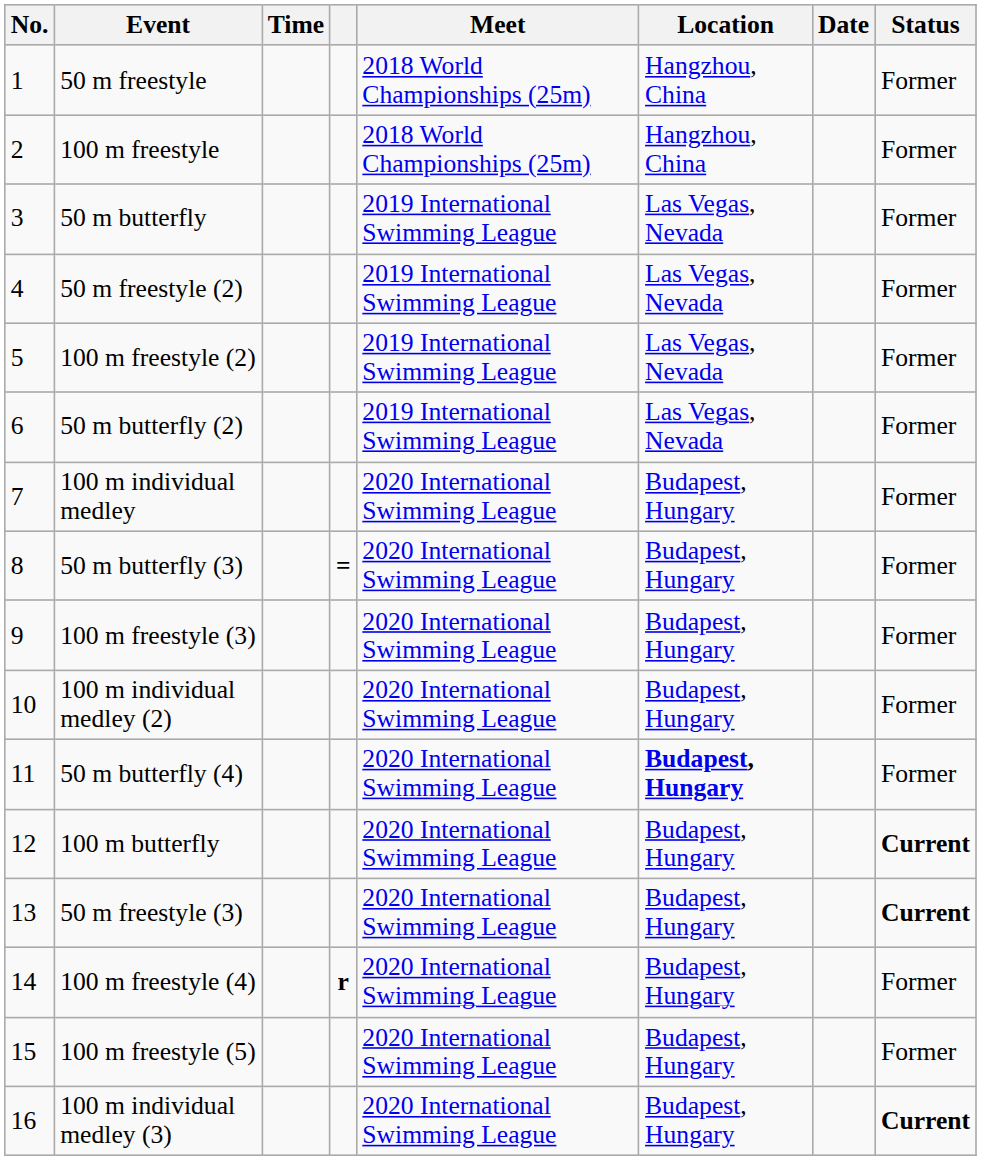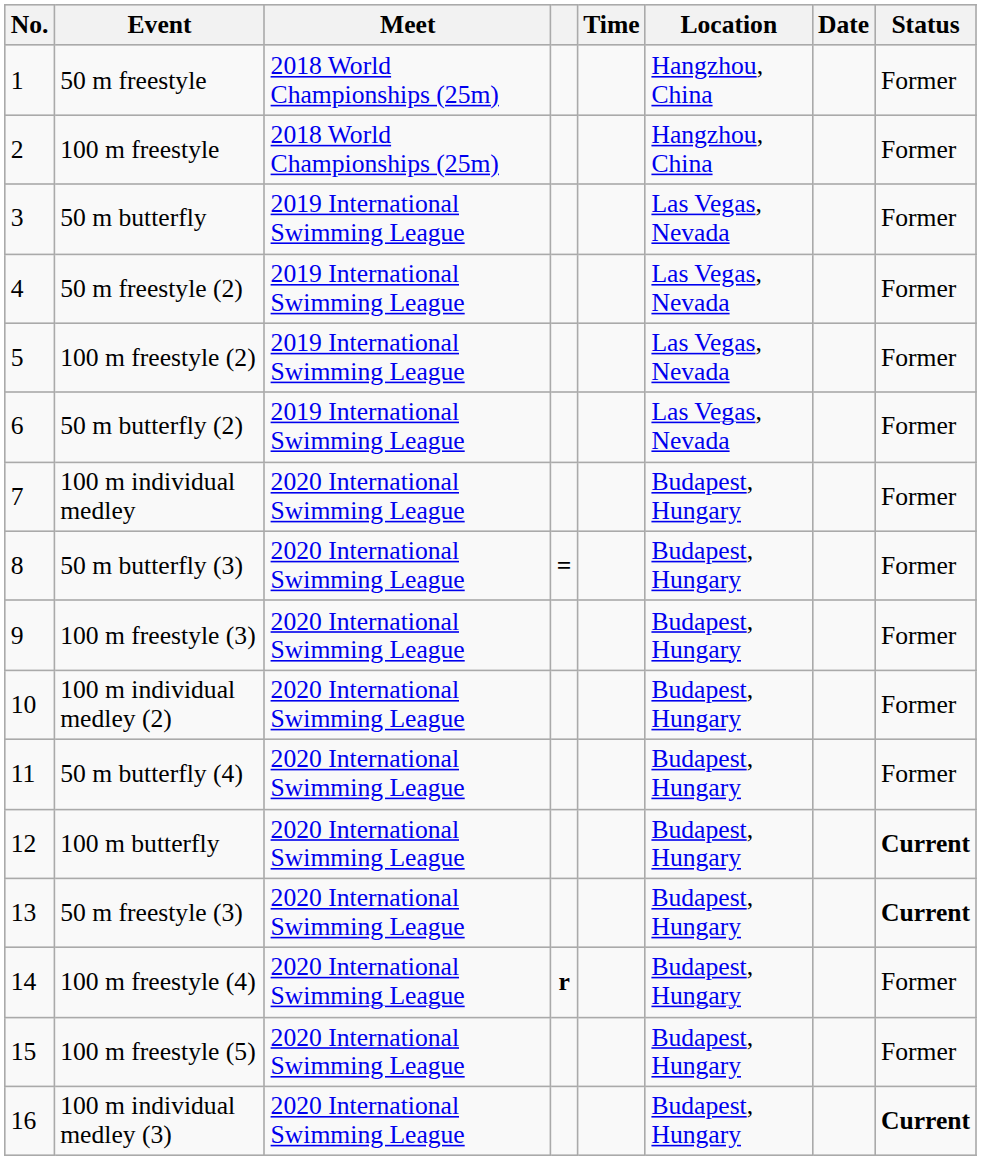columns swapped: (296, 24) <-> (498, 24)
(699, 773) bold -> (702, 773) normal
